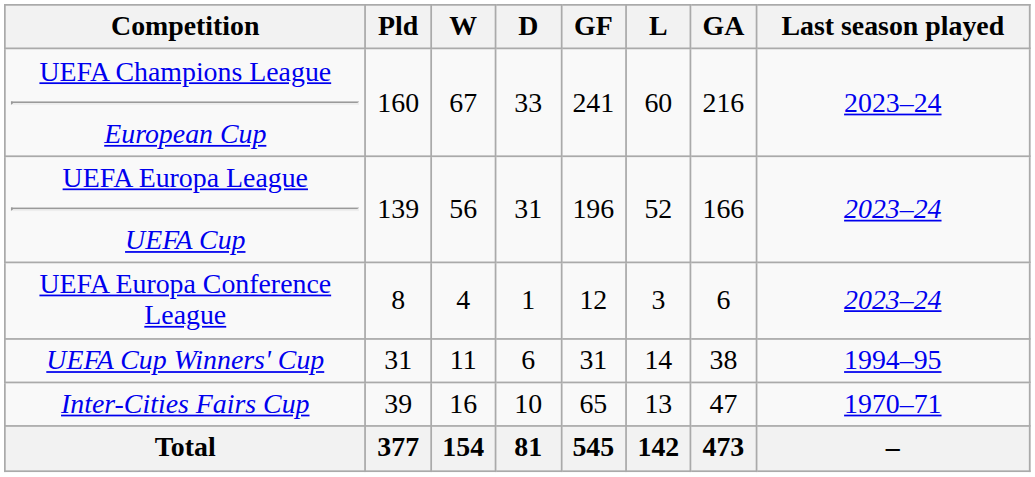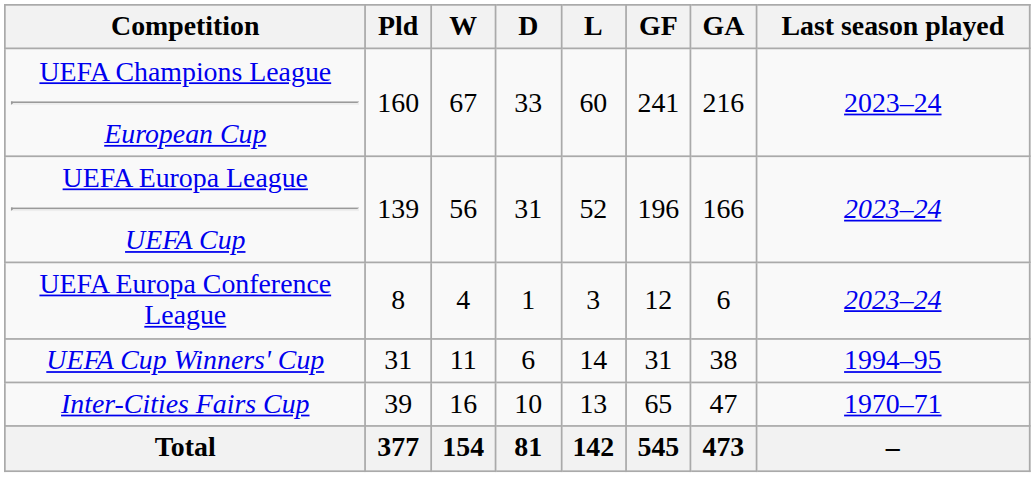columns swapped: (658, 26) <-> (593, 26)
